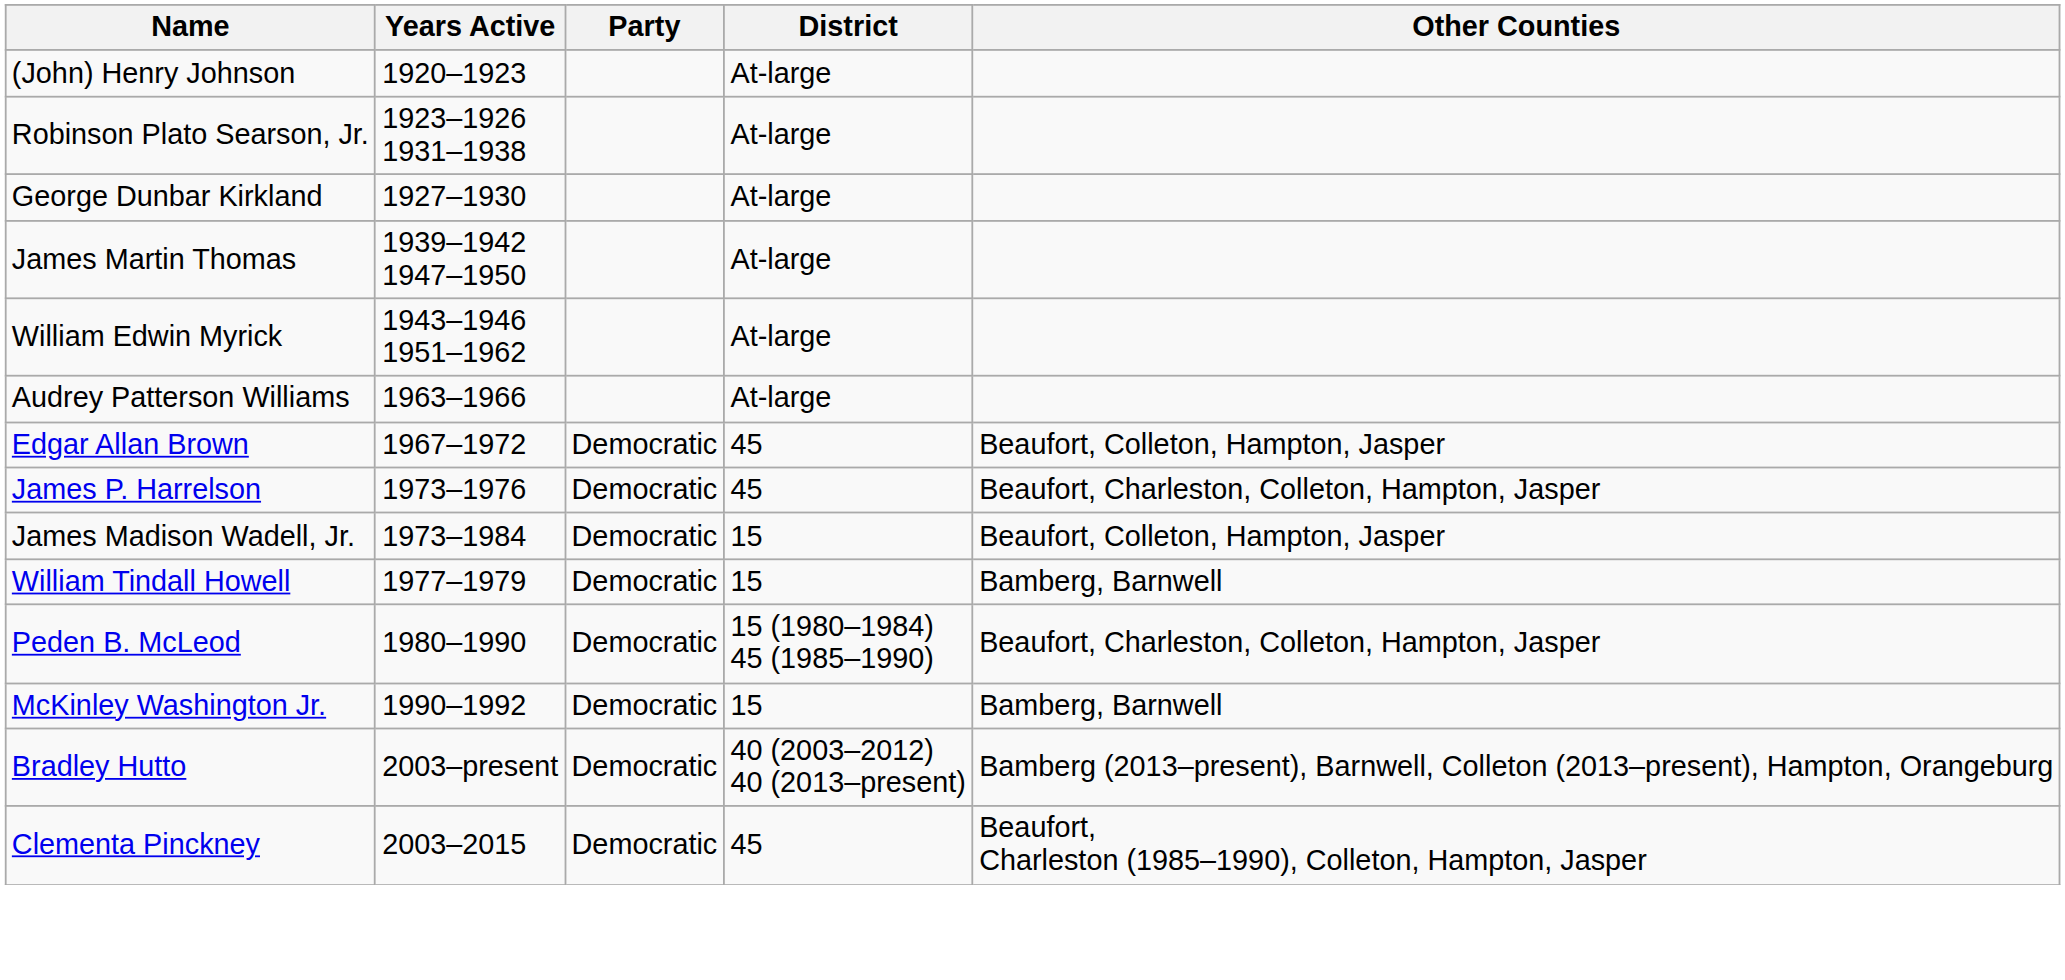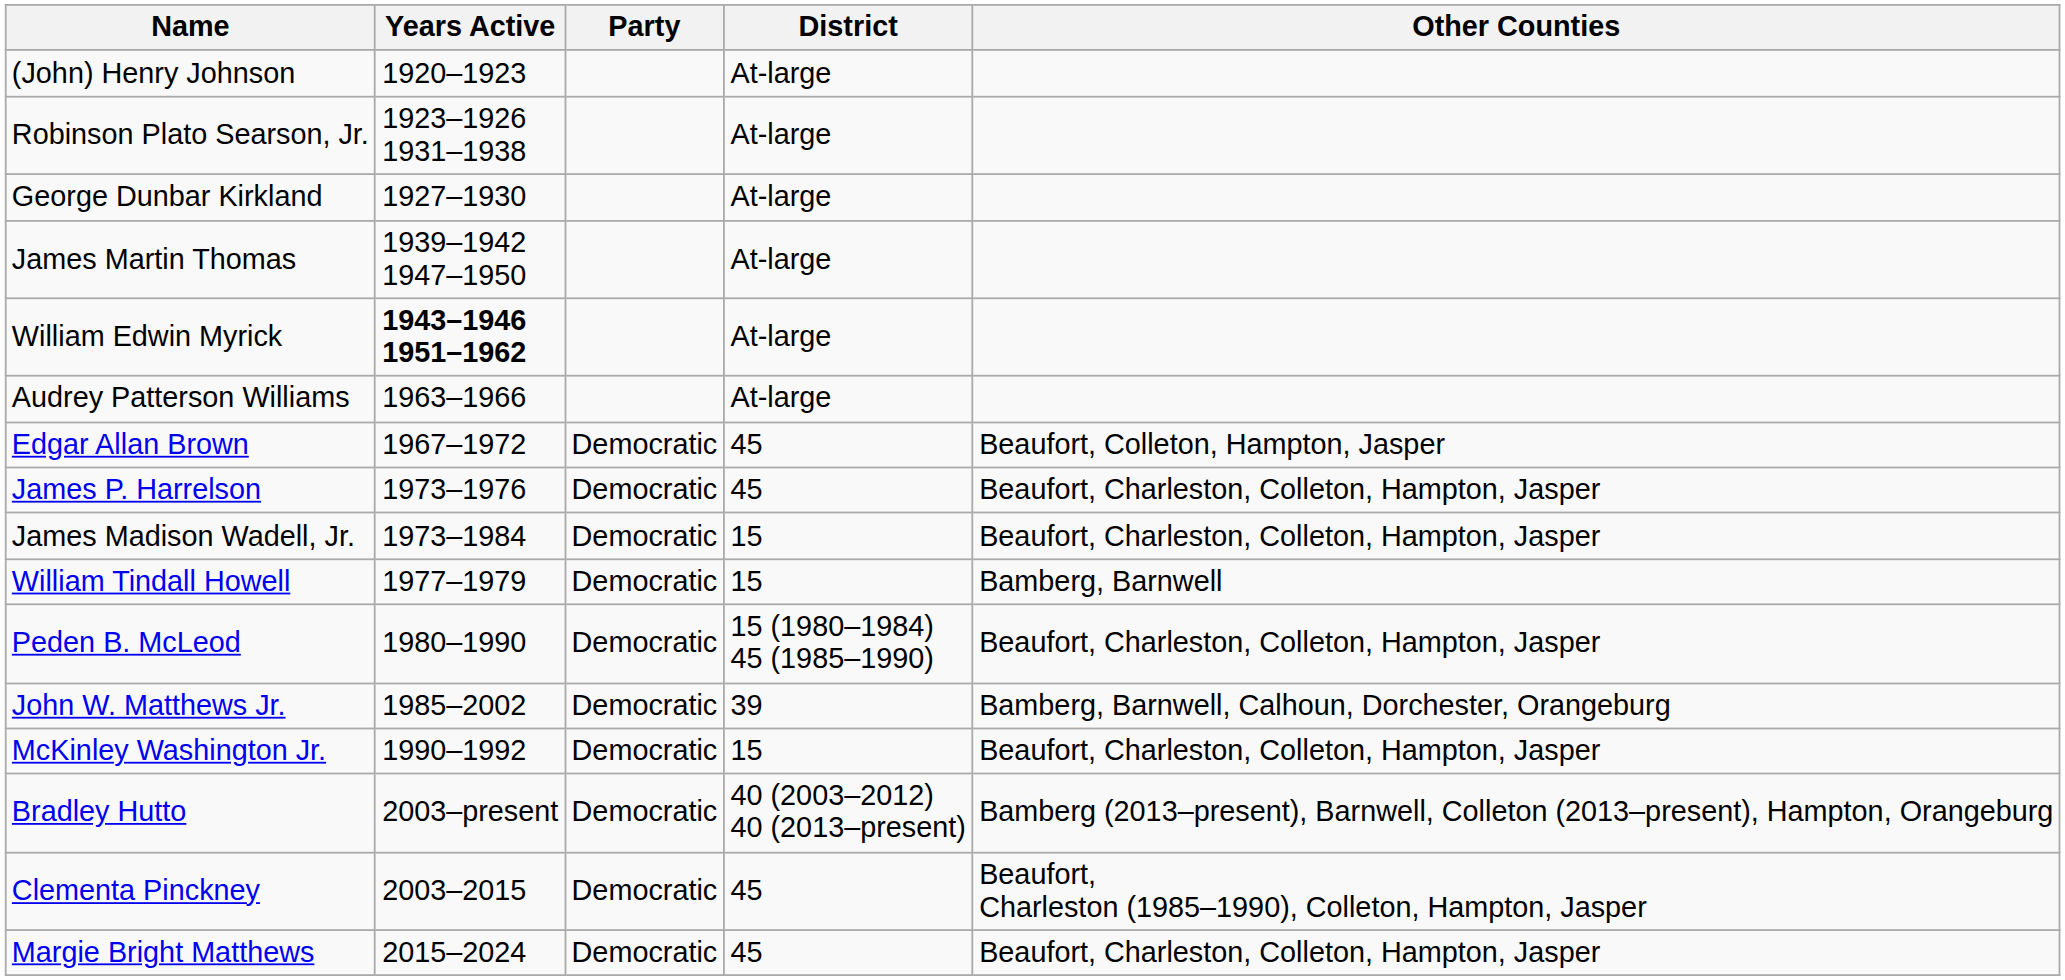(454, 336) normal -> (454, 336) bold
(1212, 535) Beaufort, Colleton, Hampton, Jasper -> (1290, 535) Beaufort, Charleston, Colleton, Hampton, Jasper
+ row: (149, 705)
(1101, 705) Bamberg, Barnwell -> (1290, 750) Beaufort, Charleston, Colleton, Hampton, Jasper
+ row: (163, 952)
